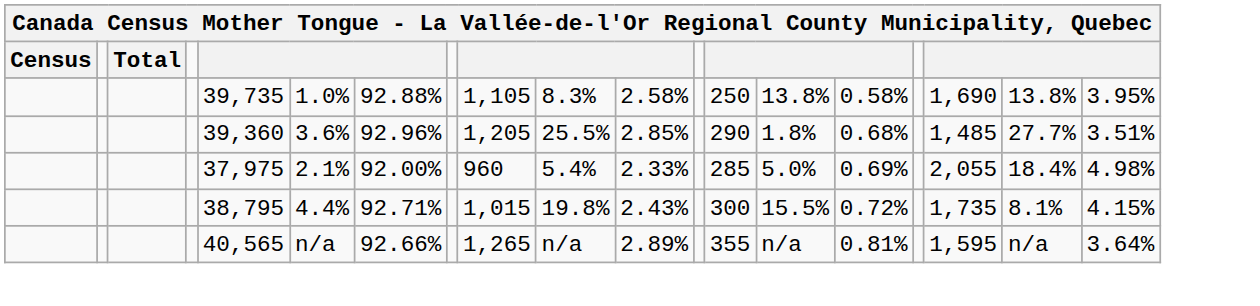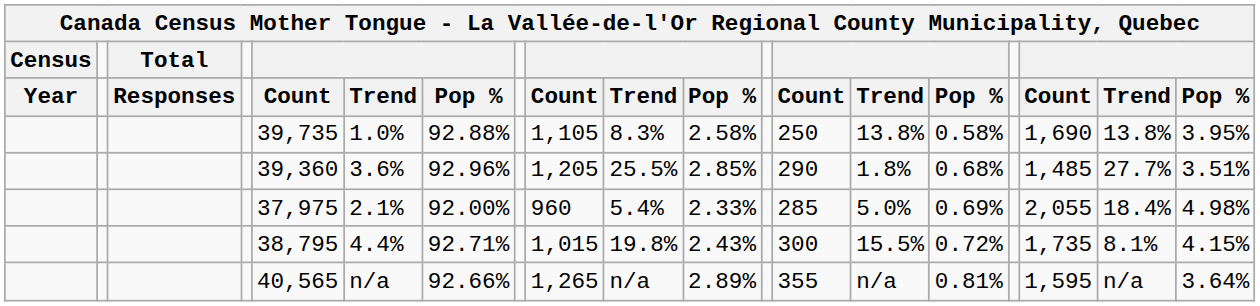+ row: (51, 97)
